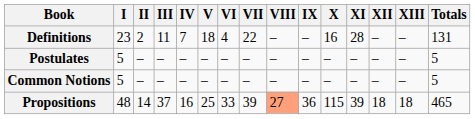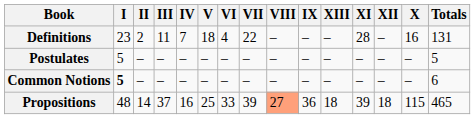columns swapped: (334, 15) <-> (412, 15)
(120, 80) normal -> (120, 80) bold
(435, 80) 5 -> (435, 80) 6
